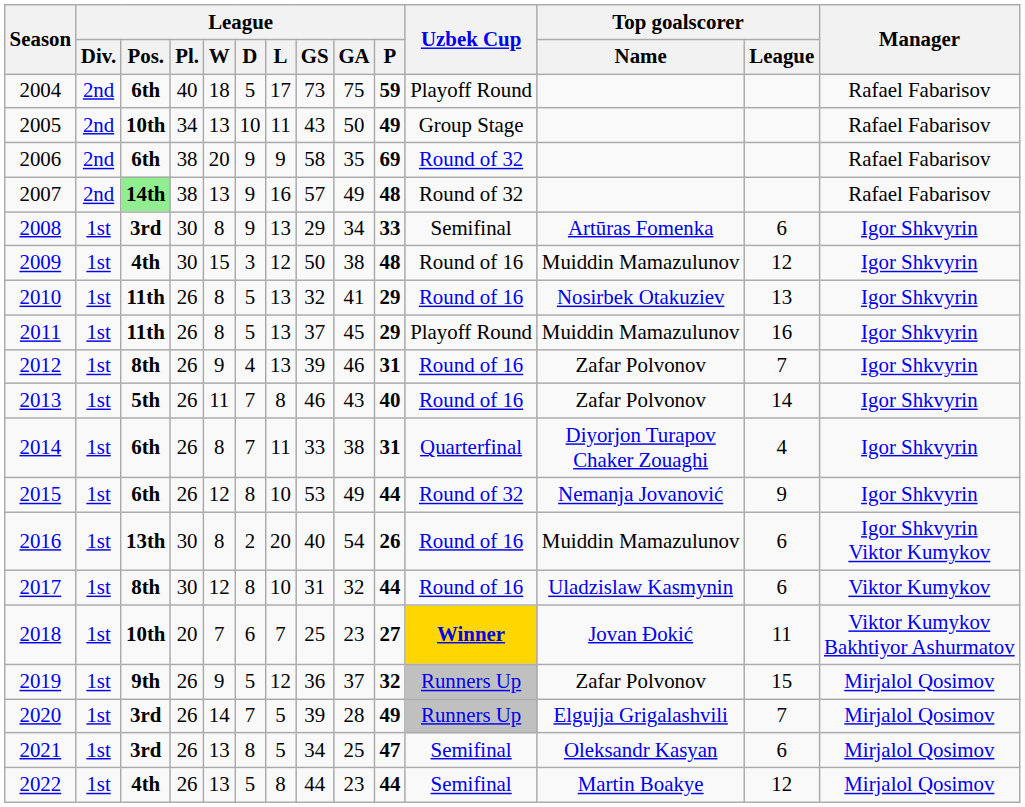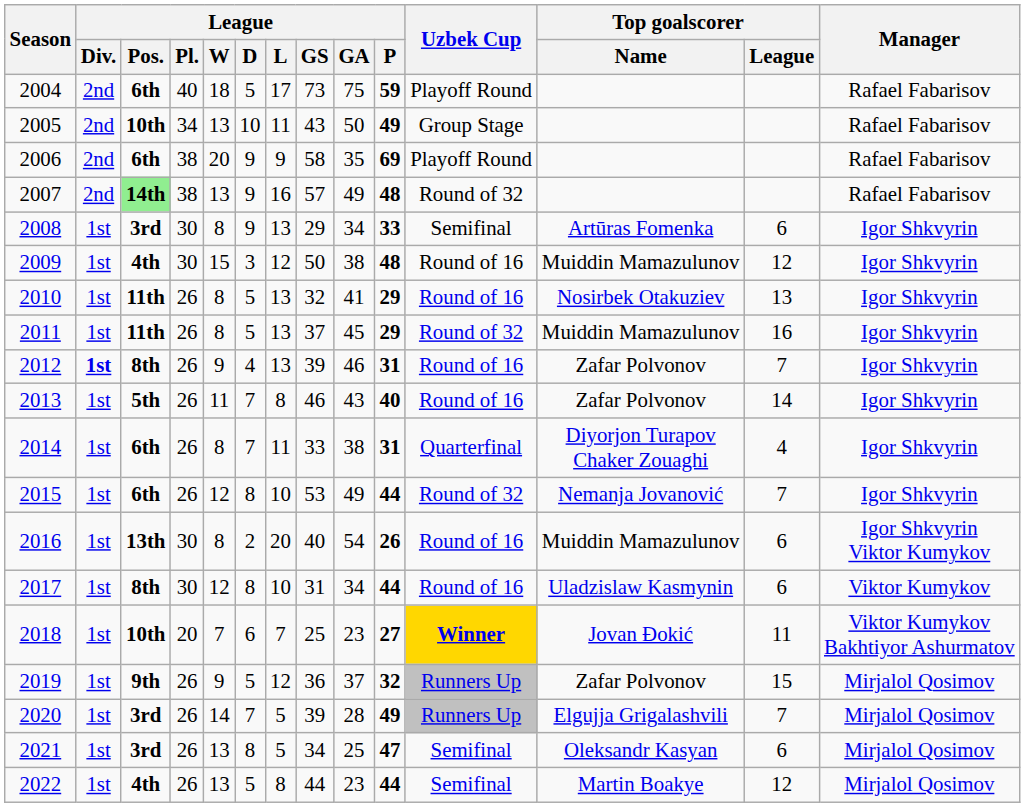(471, 159) Round of 32 -> (471, 159) Playoff Round
(471, 332) Playoff Round -> (471, 332) Round of 32
(99, 366) normal -> (99, 366) bold
(782, 494) 9 -> (782, 494) 7
(354, 587) 32 -> (354, 587) 34
